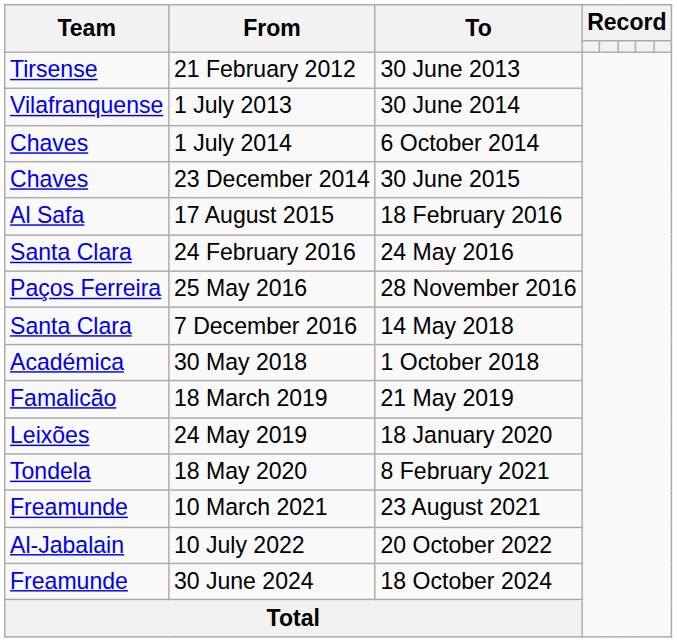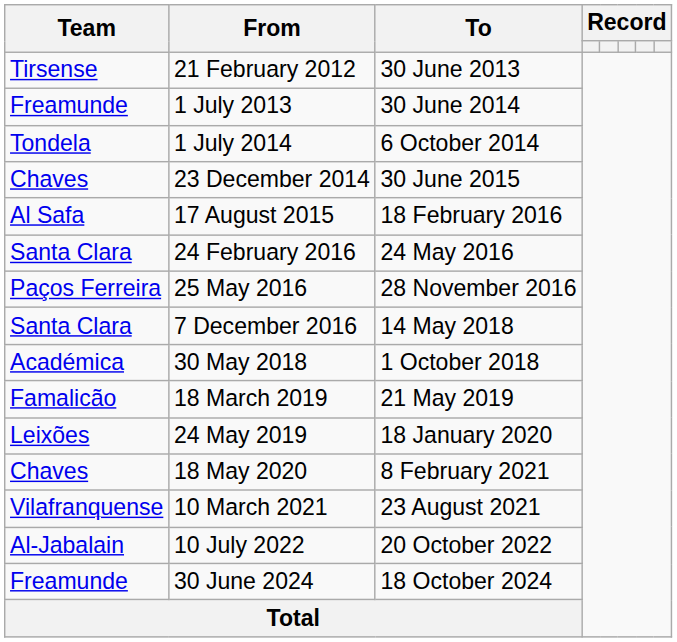(87, 106) Vilafranquense -> (69, 106) Freamunde
(49, 143) Chaves -> (50, 143) Tondela
(50, 471) Tondela -> (49, 471) Chaves
(69, 508) Freamunde -> (87, 508) Vilafranquense
